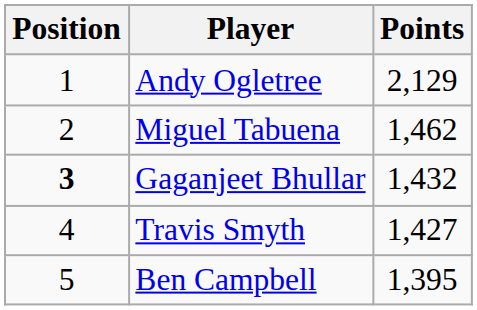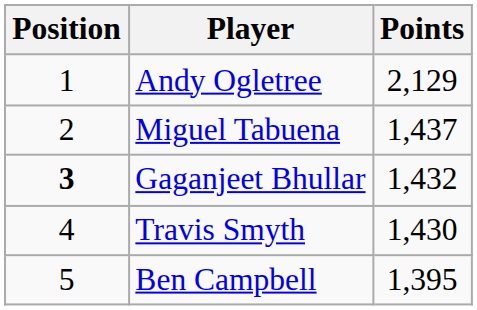(422, 129) 1,462 -> (422, 129) 1,437
(422, 229) 1,427 -> (422, 229) 1,430
